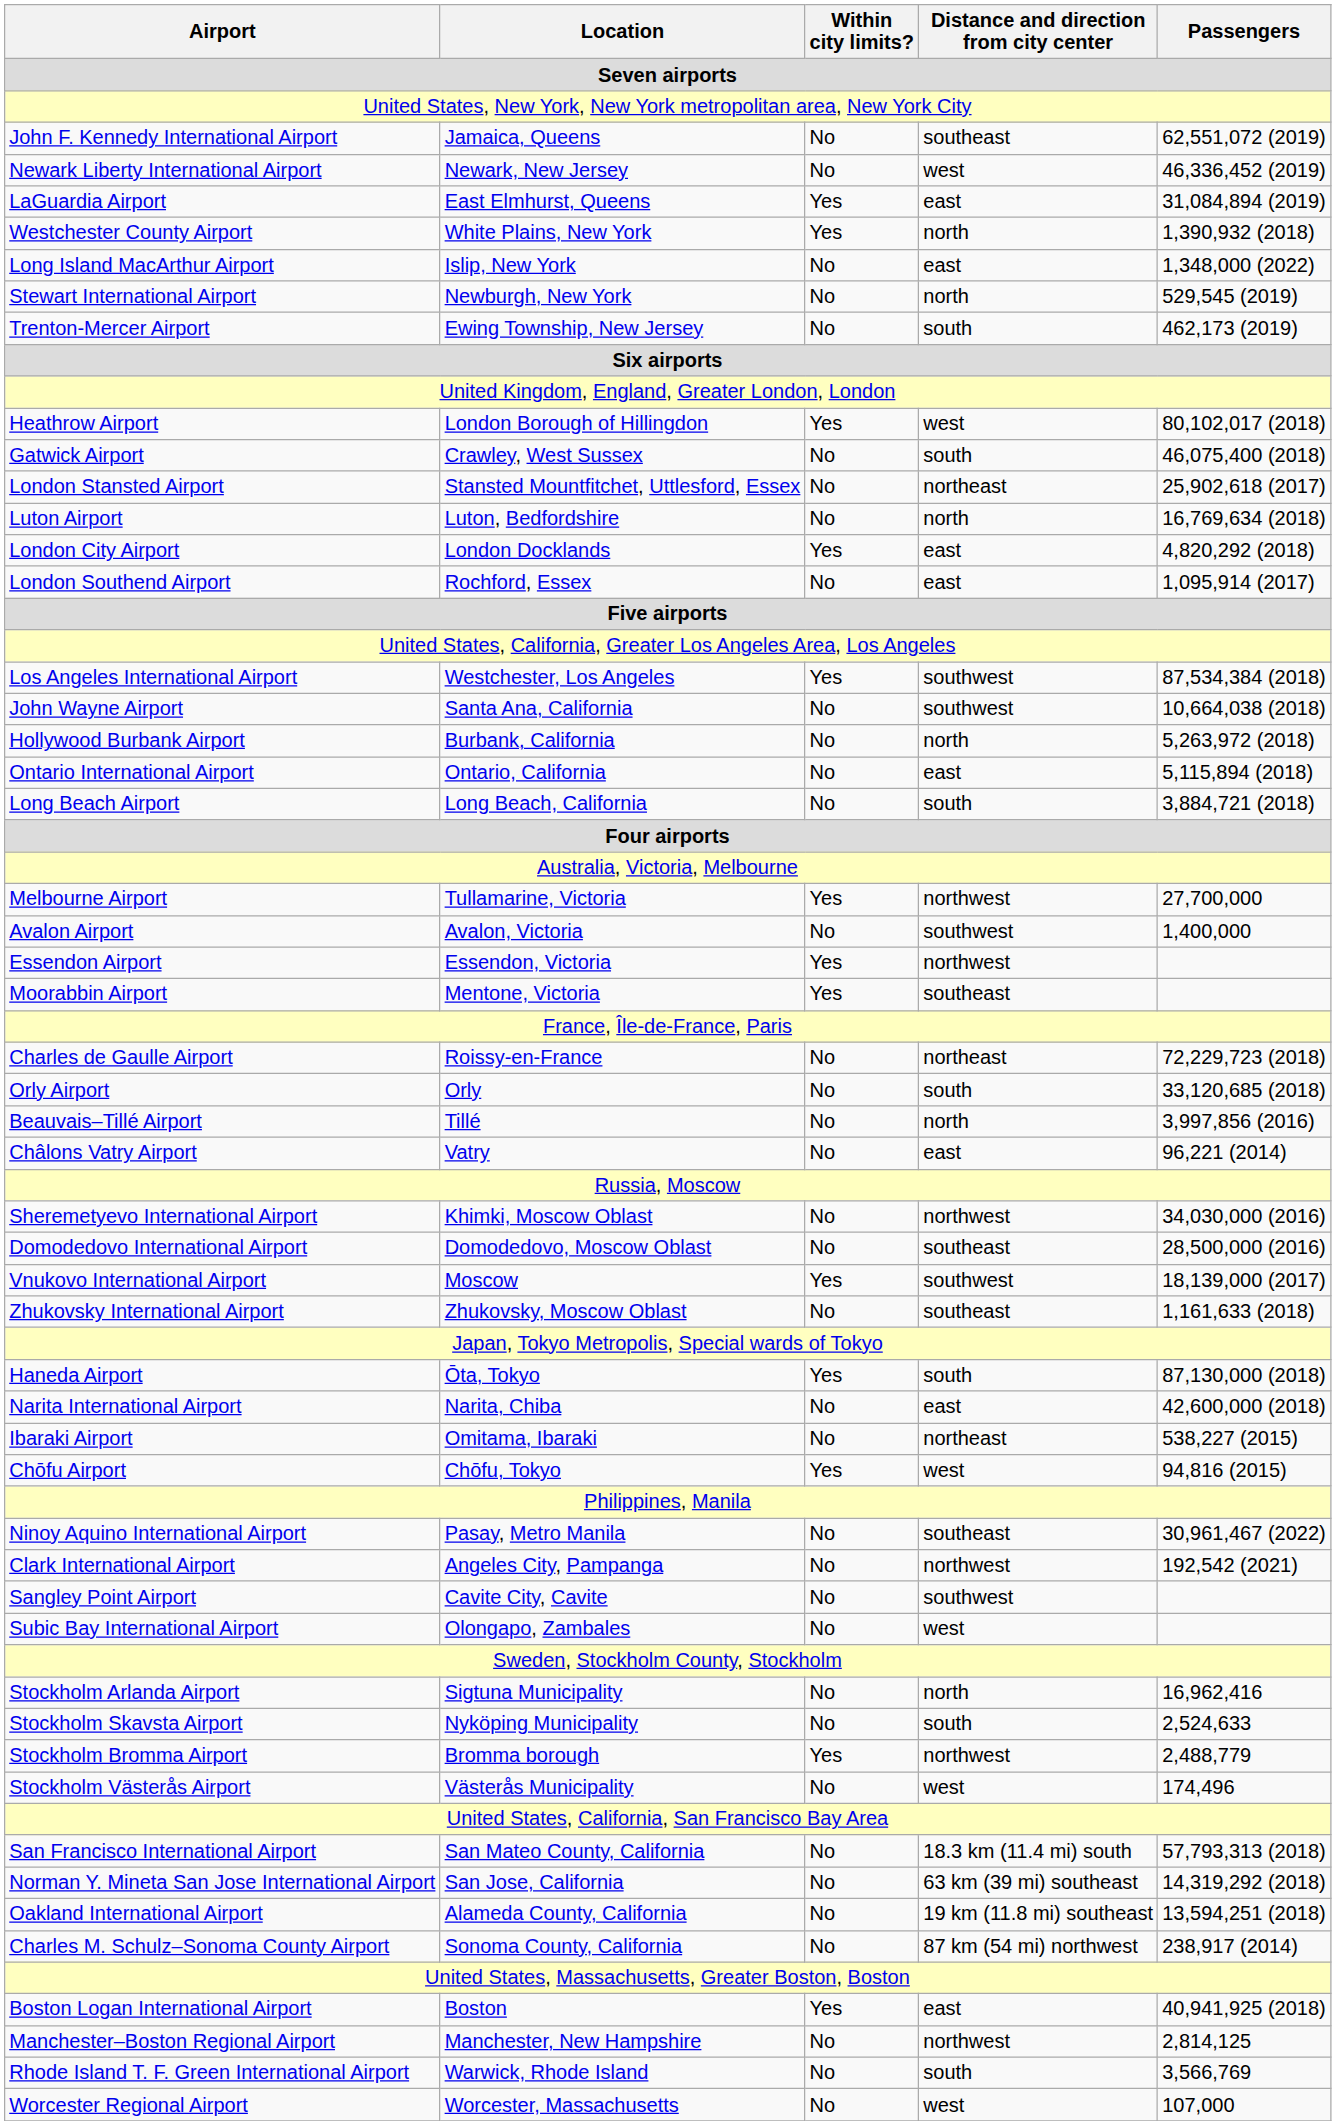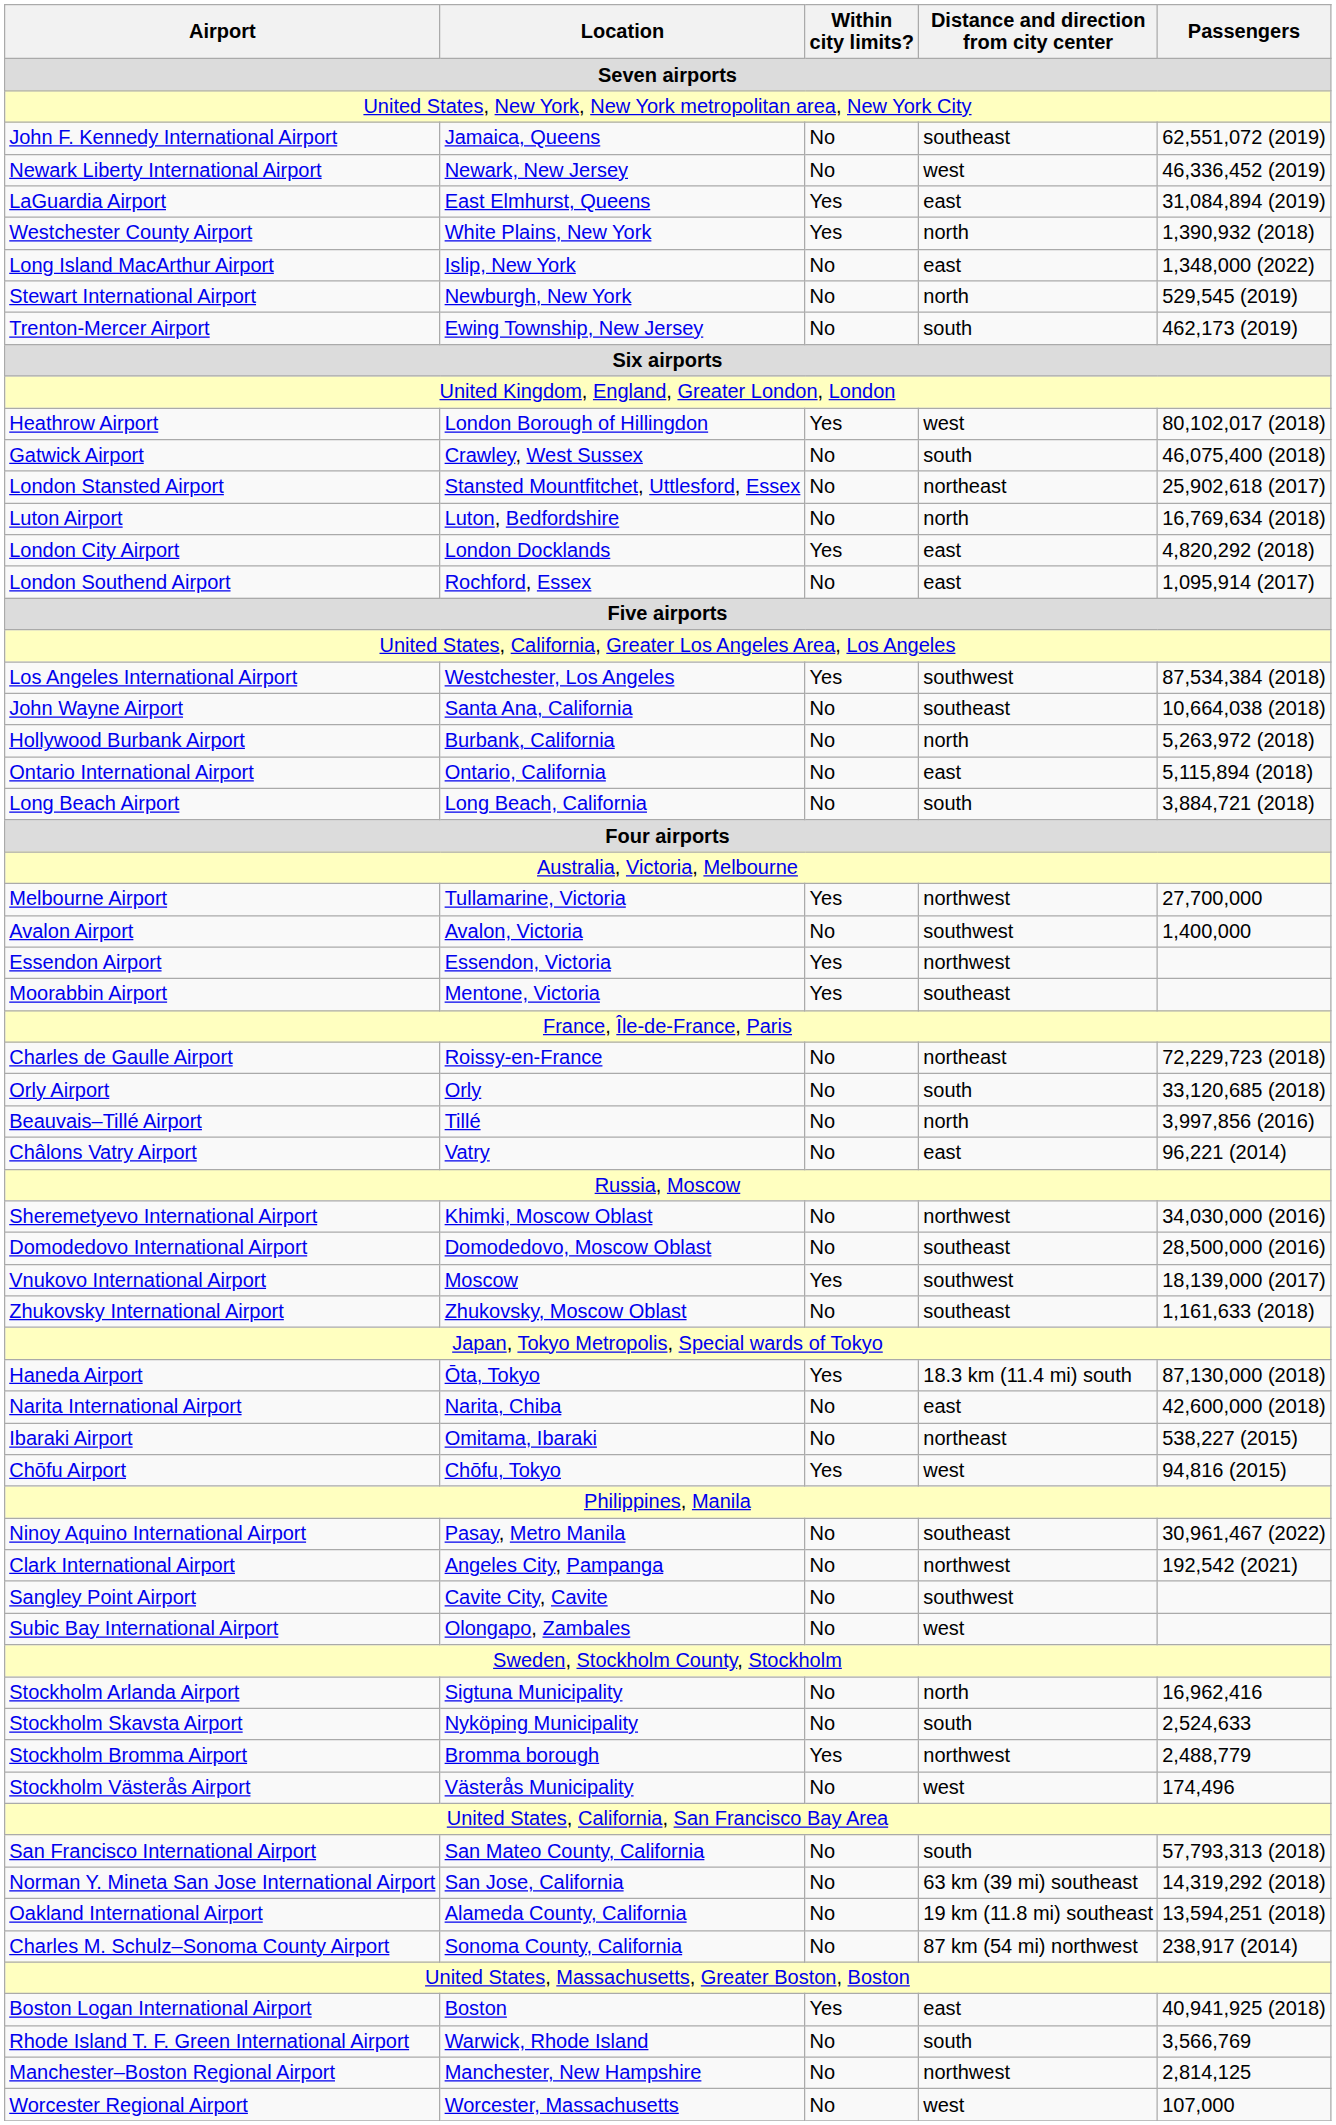(968, 708) southwest -> (967, 708) southeast
(948, 1375) south -> (1028, 1375) 18.3 km (11.4 mi) south
(1028, 1850) 18.3 km (11.4 mi) south -> (948, 1850) south
rows swapped: (209, 2072) <-> (172, 2041)
